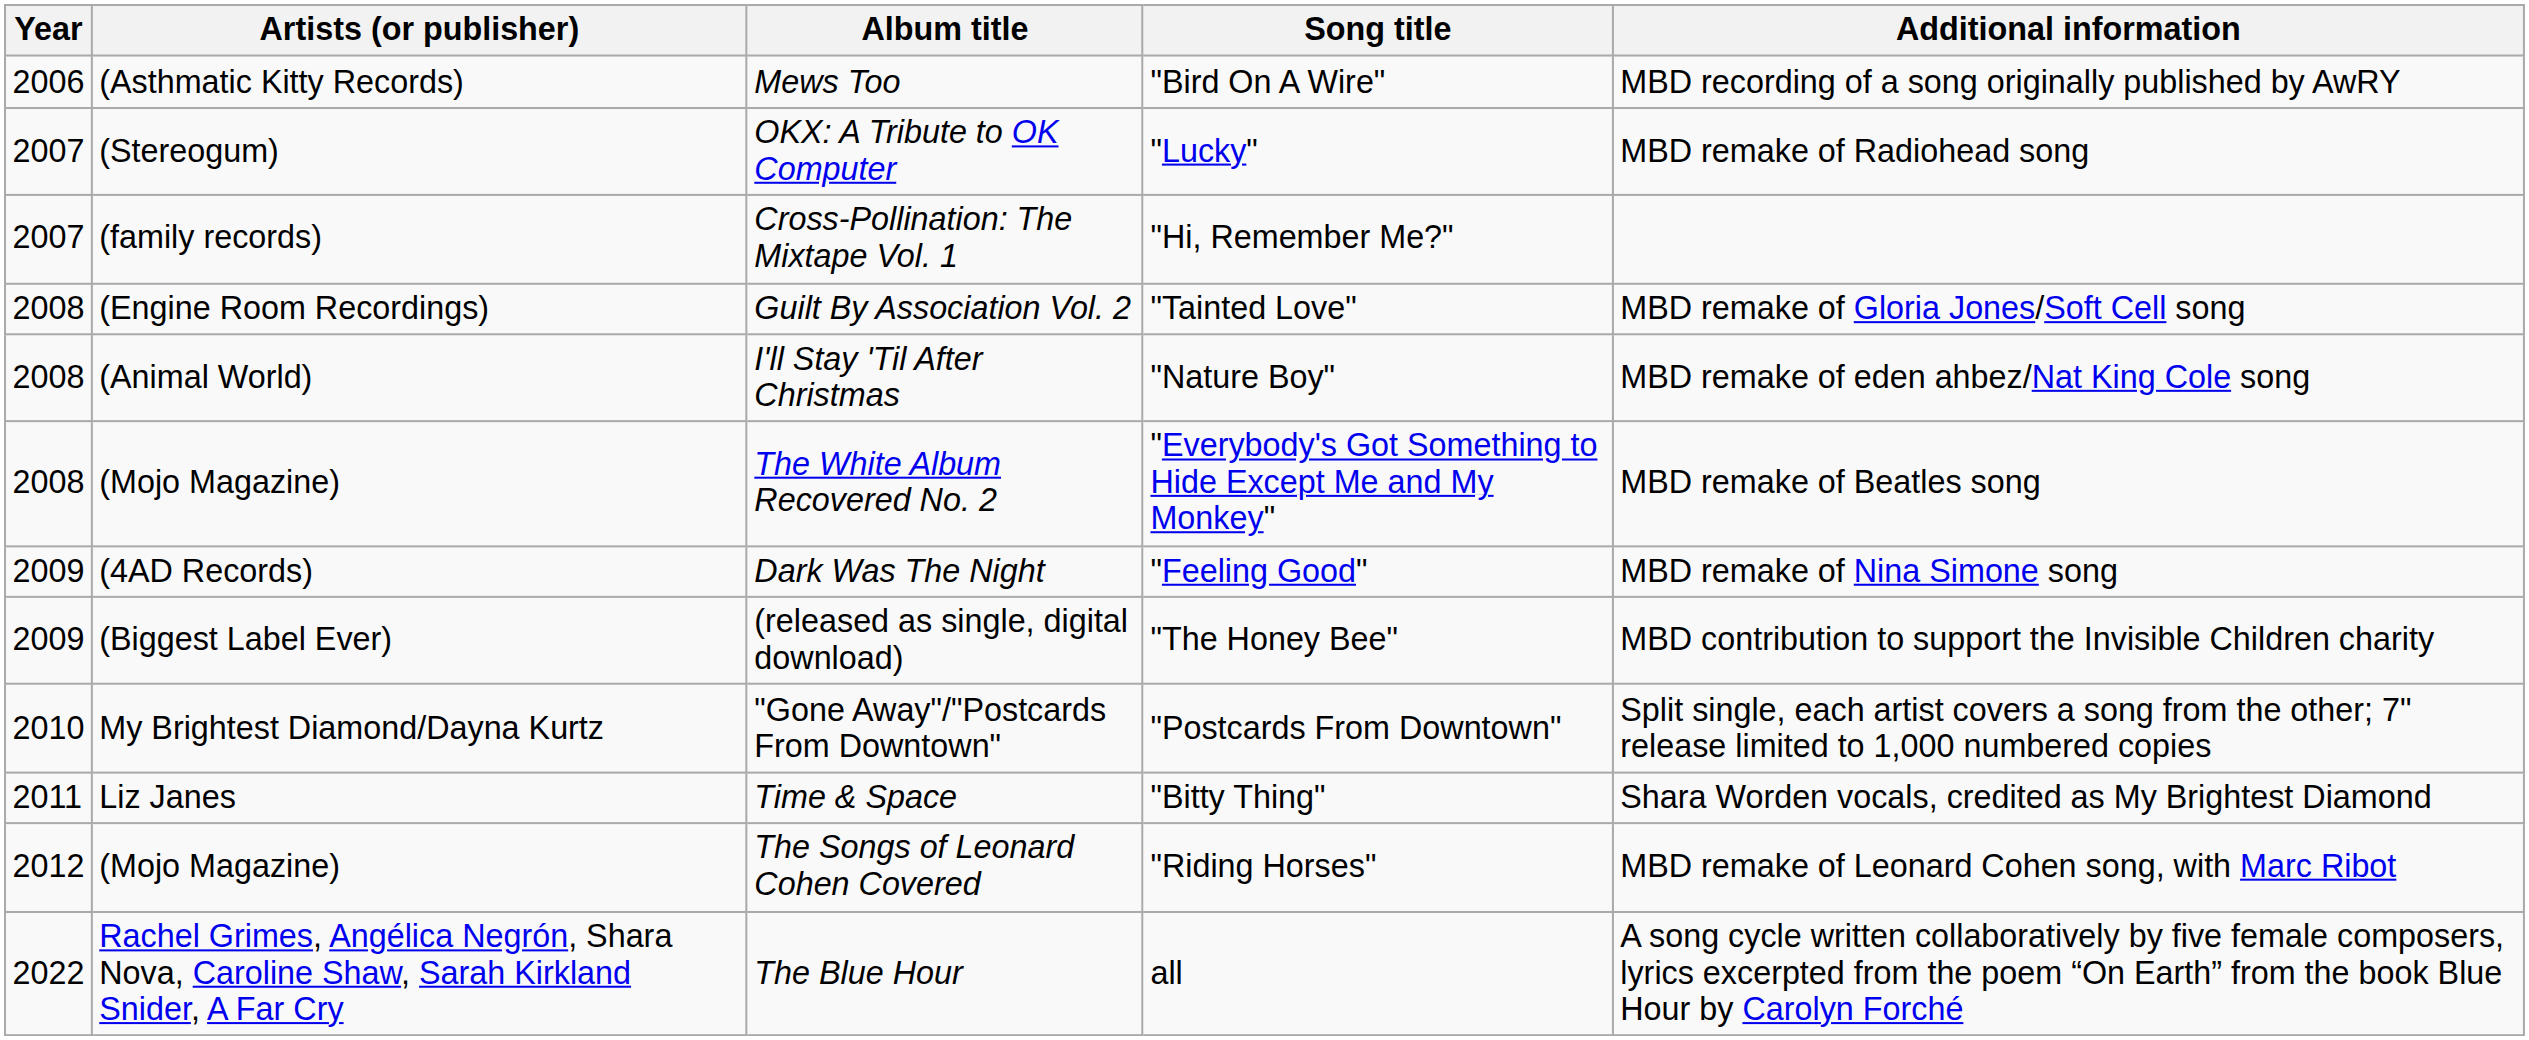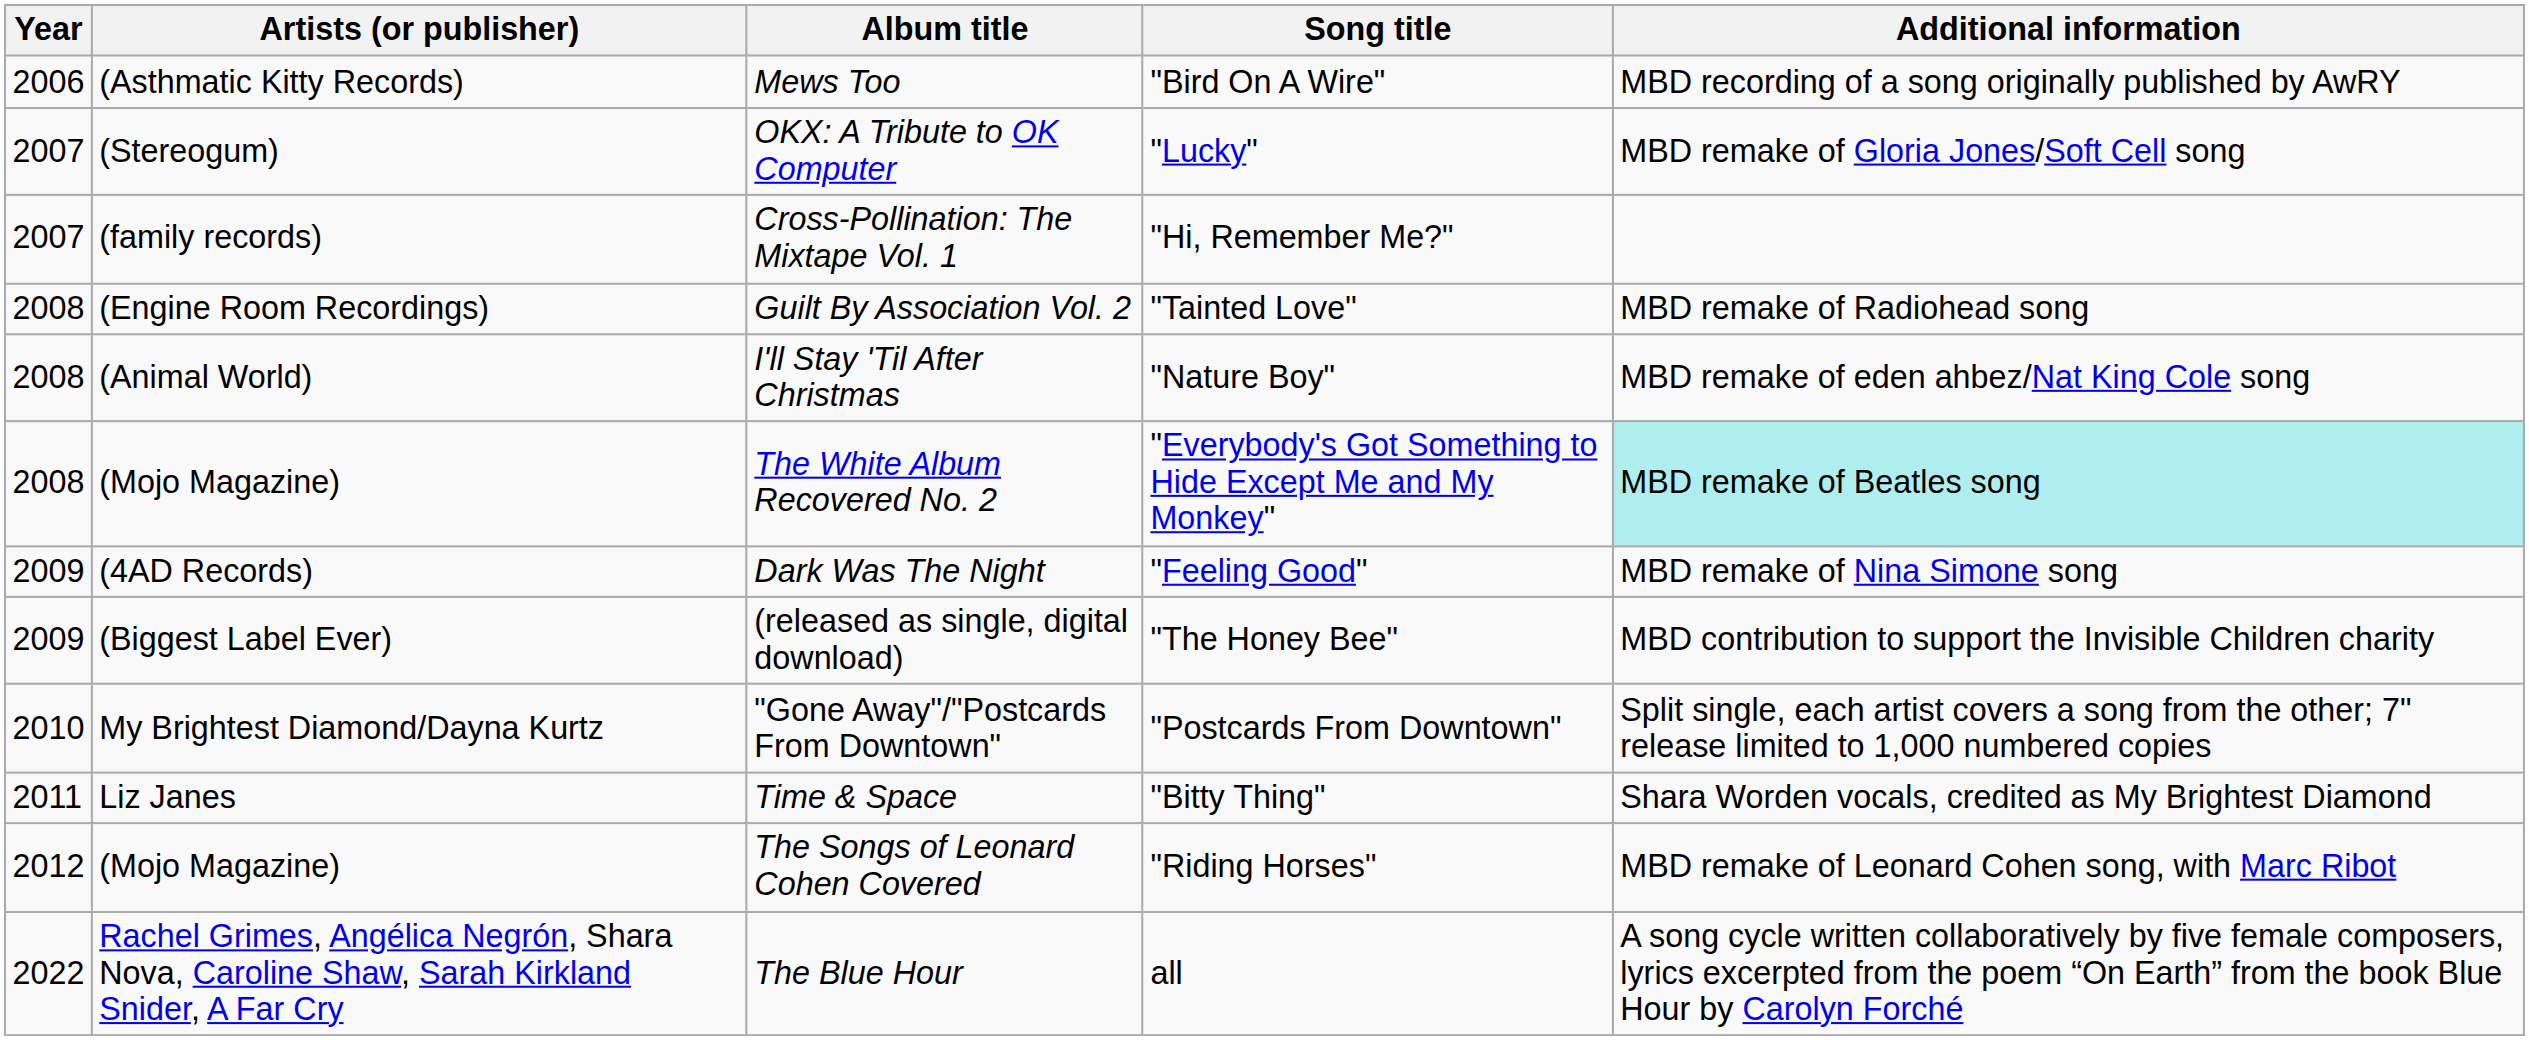(1855, 150) MBD remake of Radiohead song -> (1933, 150) MBD remake of Gloria Jones/Soft Cell song
(1933, 307) MBD remake of Gloria Jones/Soft Cell song -> (1855, 307) MBD remake of Radiohead song
(1830, 483) no background -> (1830, 483) paleturquoise background
